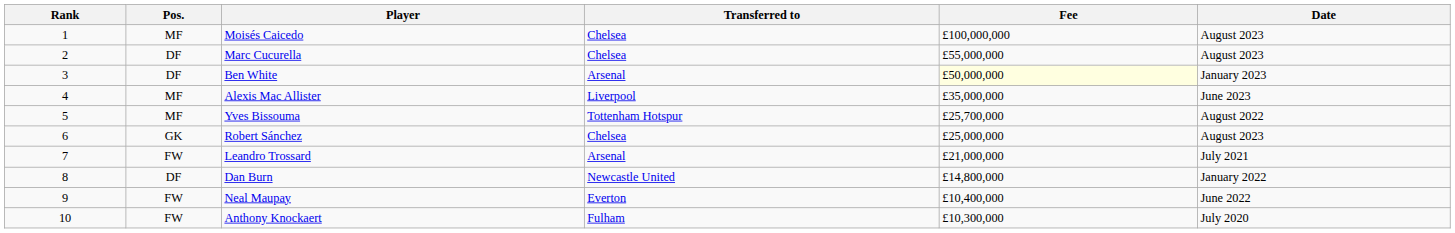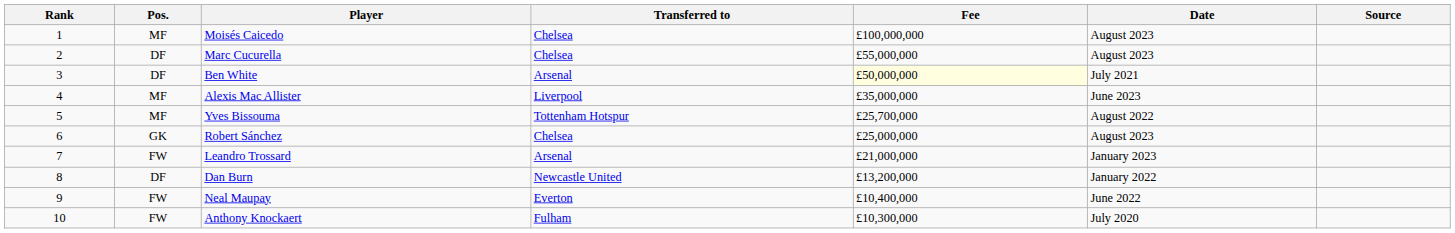+ column: (1383, 14)
(1233, 75) January 2023 -> (1115, 75) July 2021
(1225, 156) July 2021 -> (1123, 156) January 2023
(973, 177) £14,800,000 -> (887, 177) £13,200,000
